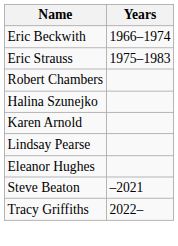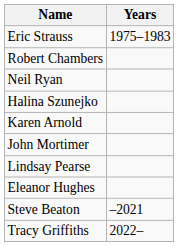- row: (47, 36)
+ row: (35, 79)
+ row: (48, 144)
